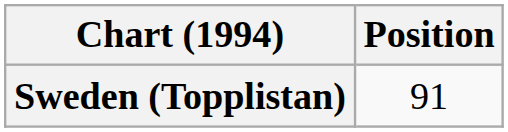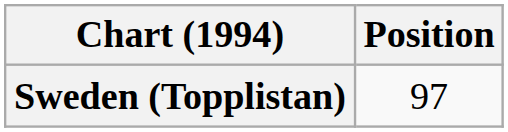(429, 95) 91 -> (429, 95) 97
